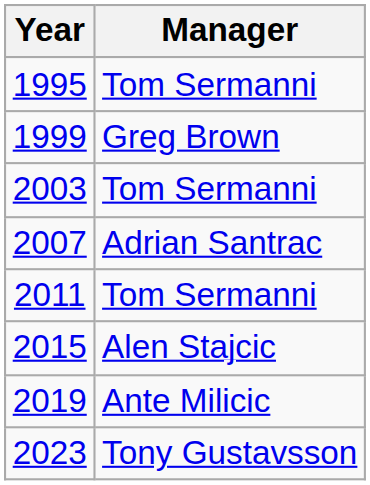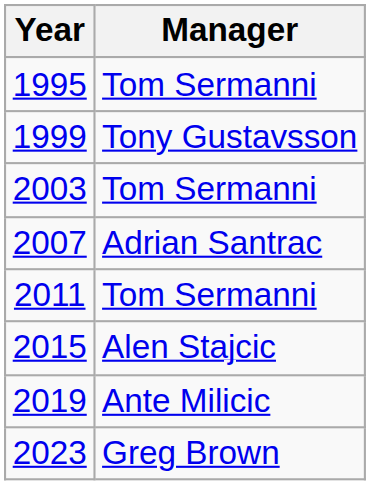(191, 136) Greg Brown -> (230, 136) Tony Gustavsson
(230, 453) Tony Gustavsson -> (191, 453) Greg Brown
